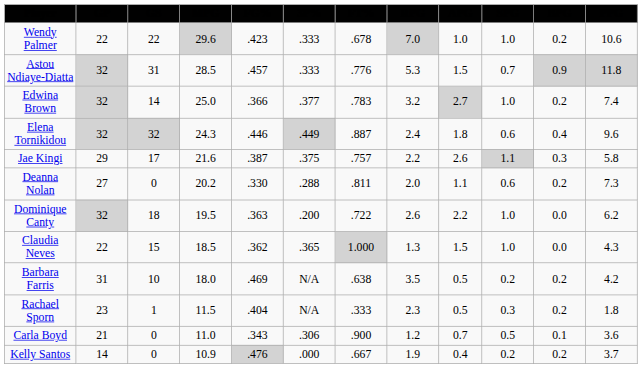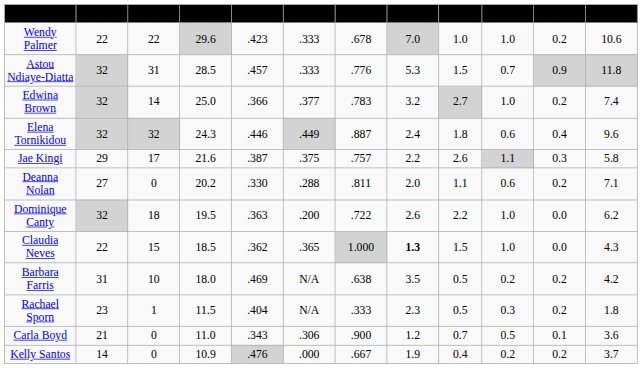(611, 184) 7.3 -> (611, 184) 7.1
(413, 247) normal -> (413, 247) bold
